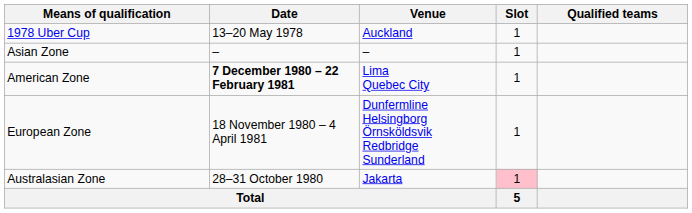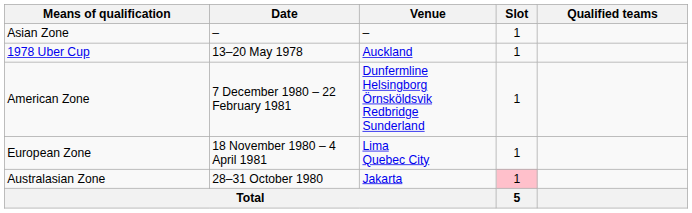rows swapped: (48, 33) <-> (38, 52)
(275, 78) bold -> (274, 99) normal
(396, 78) Lima Quebec City -> (397, 99) Dunfermline Helsingborg Örnsköldsvik Redbridge Sunderland
(397, 132) Dunfermline Helsingborg Örnsköldsvik Redbridge Sunderland -> (396, 152) Lima Quebec City
